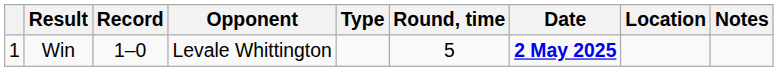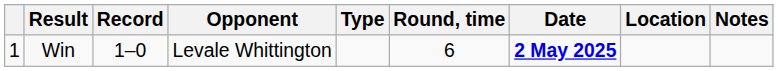(449, 50) 5 -> (449, 50) 6
